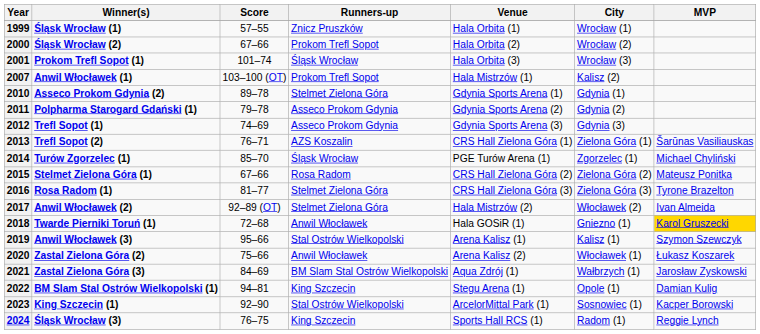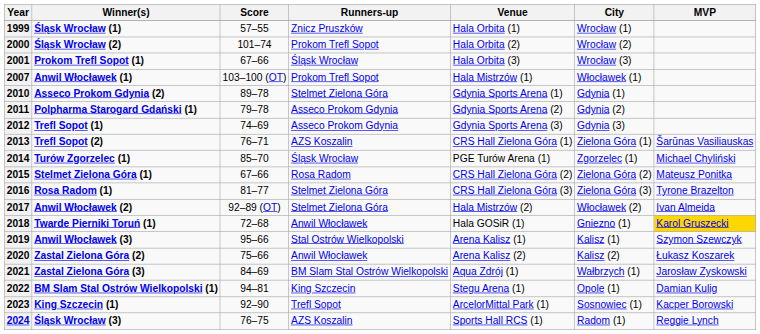(254, 45) 67–66 -> (254, 45) 101–74
(254, 61) 101–74 -> (254, 61) 67–66
(598, 77) Kalisz (2) -> (609, 77) Włocławek (1)
(609, 256) Włocławek (1) -> (598, 256) Kalisz (2)
(347, 304) Stal Ostrów Wielkopolski -> (316, 304) Trefl Sopot
(323, 321) King Szczecin -> (322, 321) AZS Koszalin
